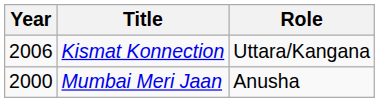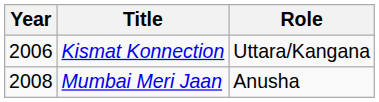(31, 81) 2000 -> (31, 81) 2008
